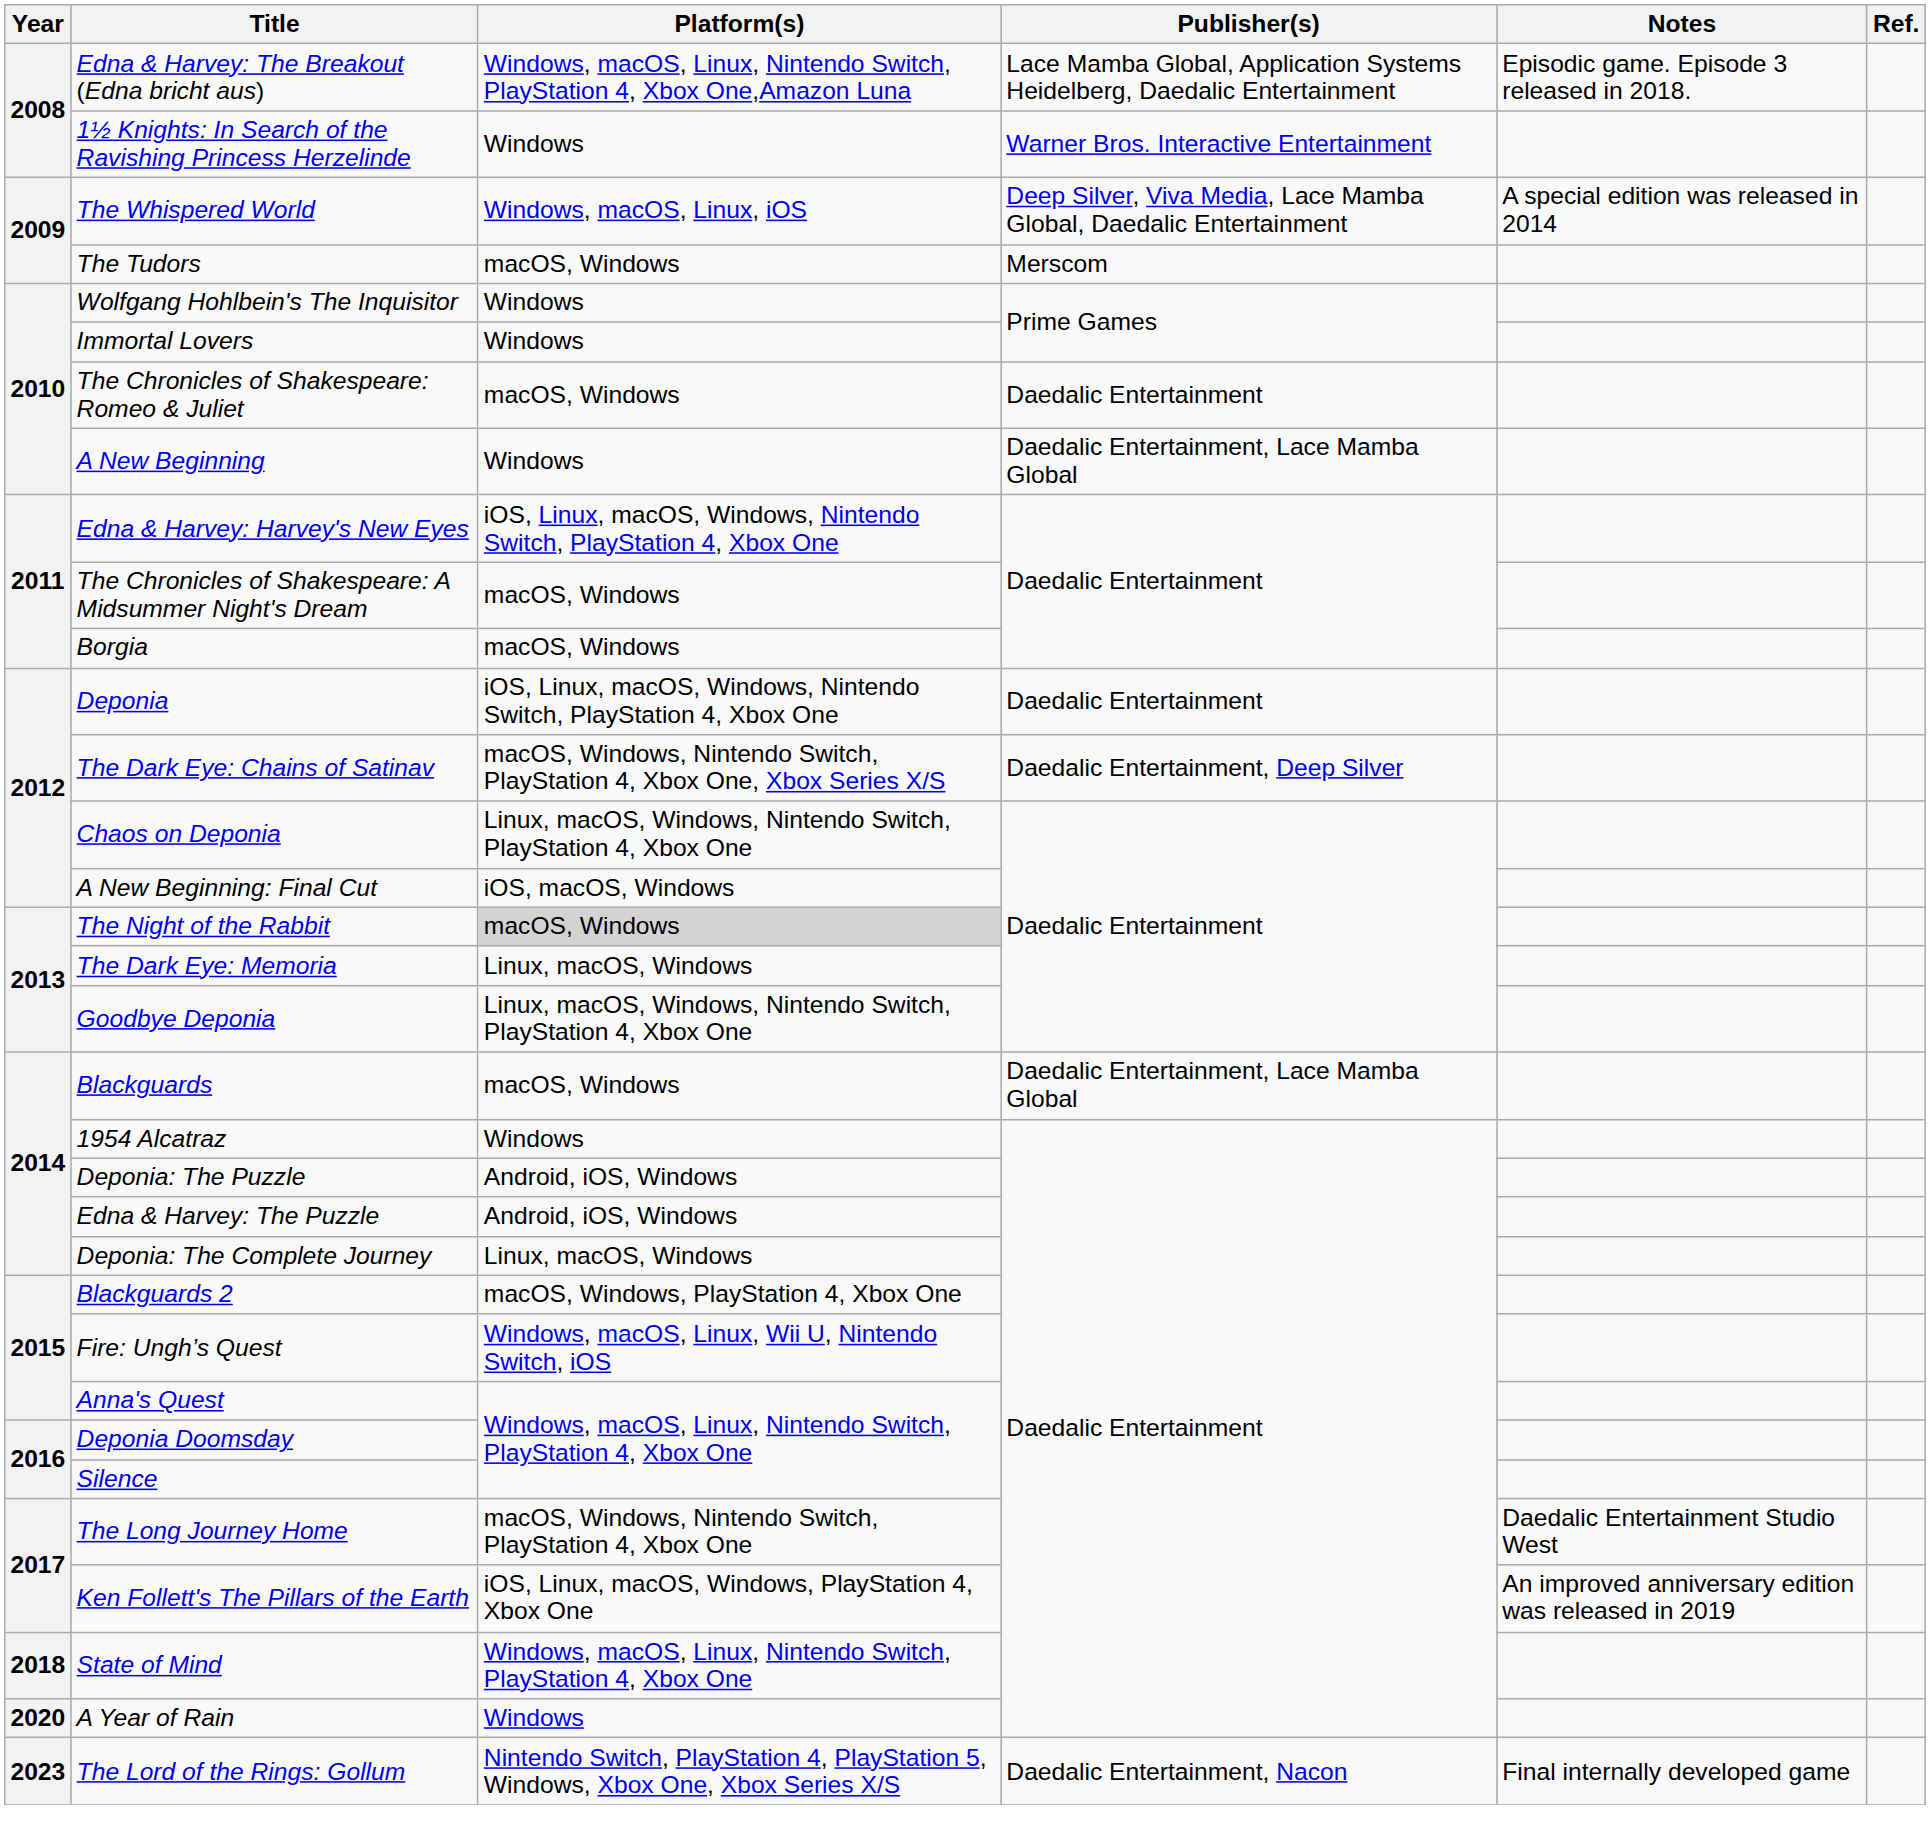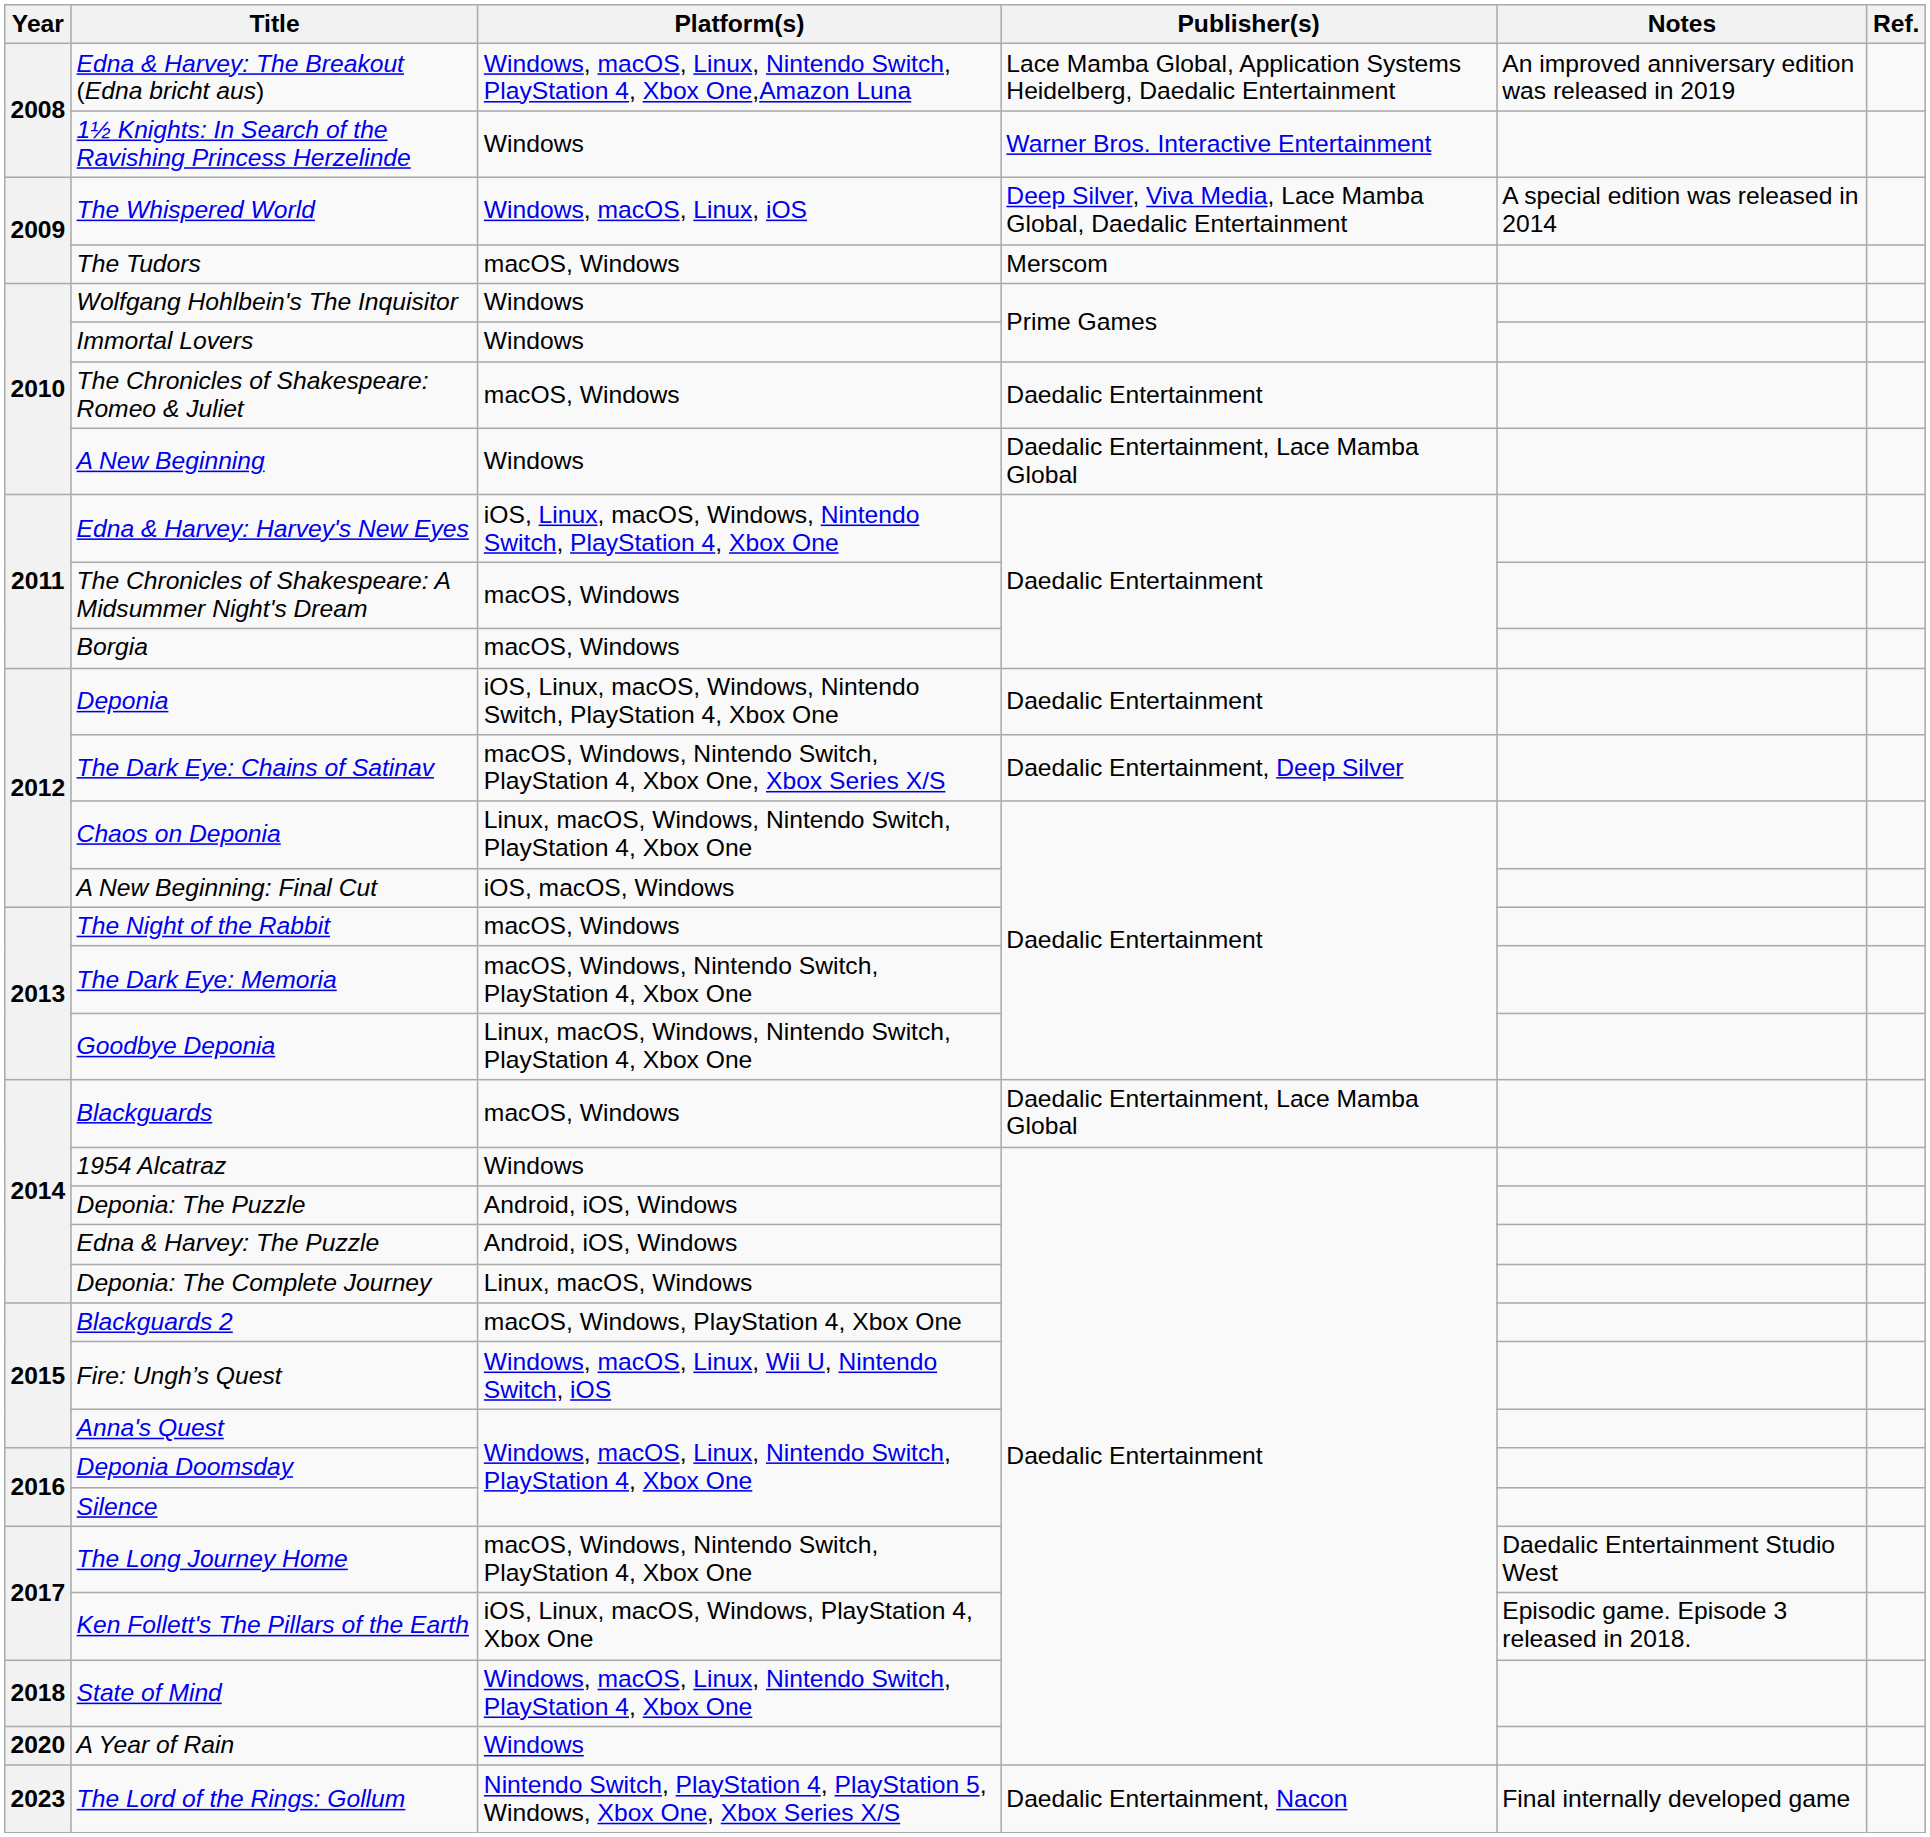(1645, 76) Episodic game. Episode 3 released in 2018. -> (1678, 76) An improved anniversary edition was released in 2019
(582, 926) lightgrey background -> (582, 926) no background
(618, 965) Linux, macOS, Windows -> (681, 979) macOS, Windows, Nintendo Switch, PlayStation 4, Xbox One
(1678, 1598) An improved anniversary edition was released in 2019 -> (1645, 1626) Episodic game. Episode 3 released in 2018.
